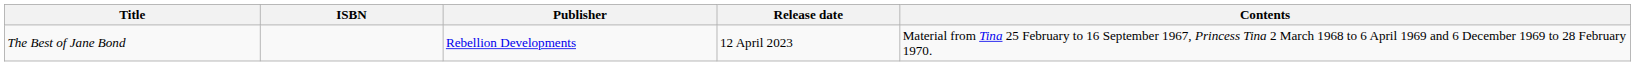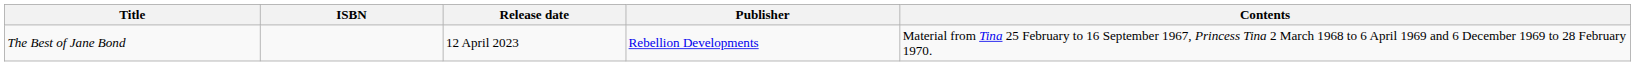columns swapped: (580, 14) <-> (808, 14)
